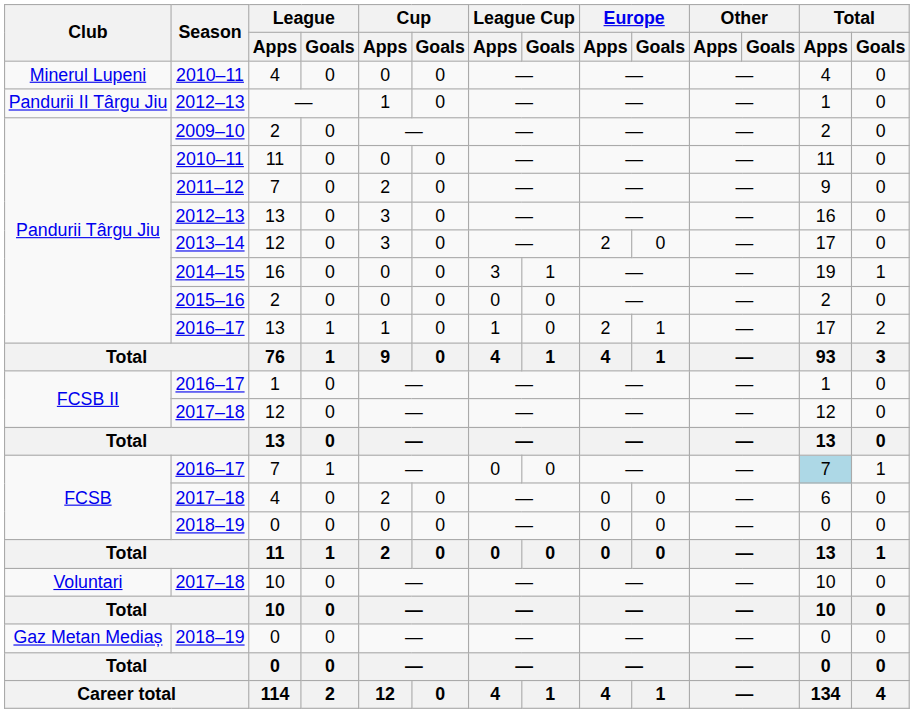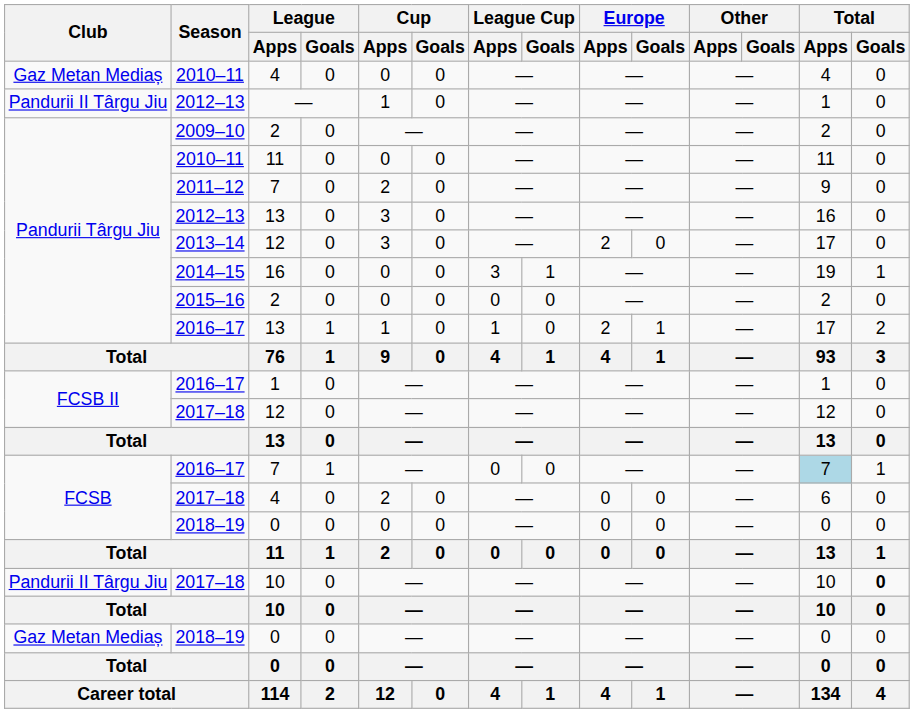(88, 74) Minerul Lupeni -> (88, 74) Gaz Metan Mediaș
(88, 581) Voluntari -> (88, 581) Pandurii II Târgu Jiu
(881, 581) normal -> (881, 581) bold
